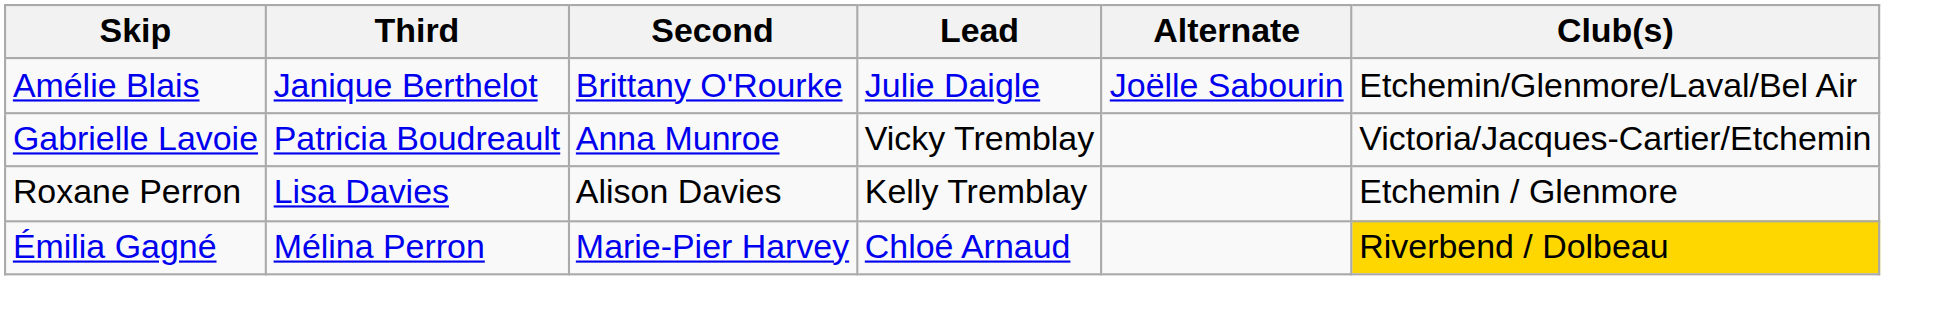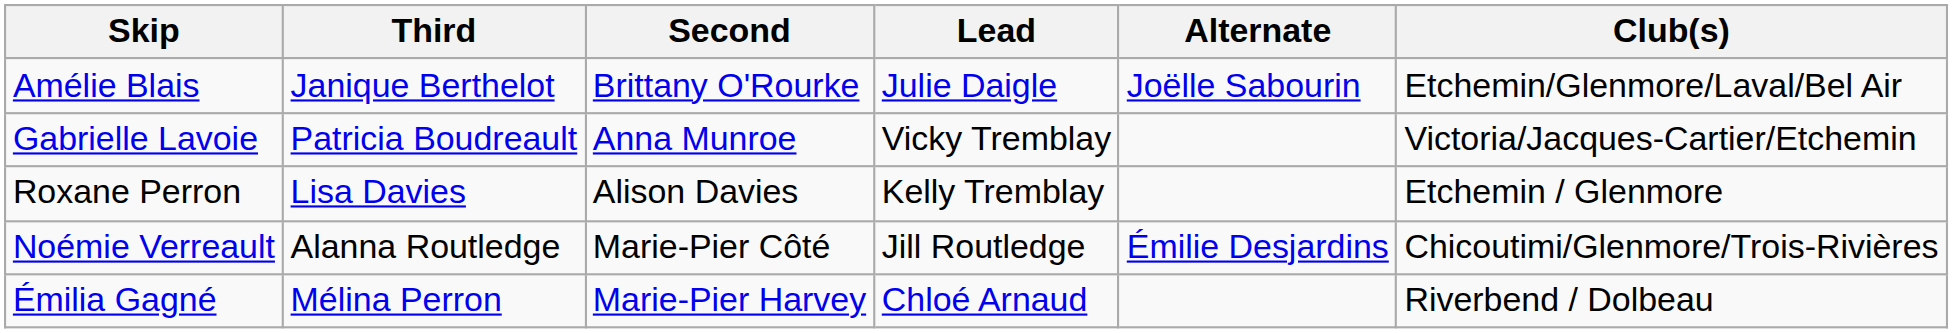+ row: (144, 246)
(1514, 246) gold background -> (1559, 300) no background
